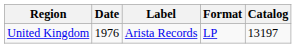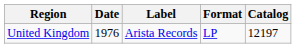(263, 33) 13197 -> (263, 33) 12197
